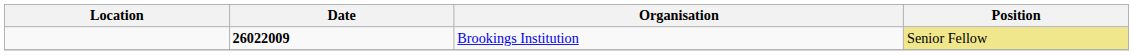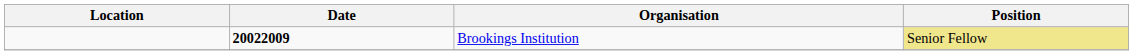(261, 38) 26022009 -> (261, 38) 20022009
